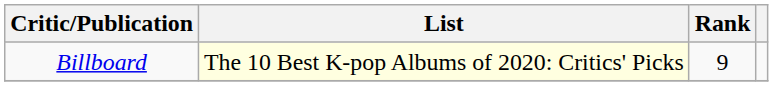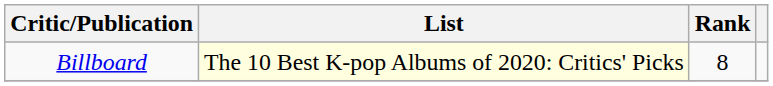(723, 61) 9 -> (723, 61) 8
